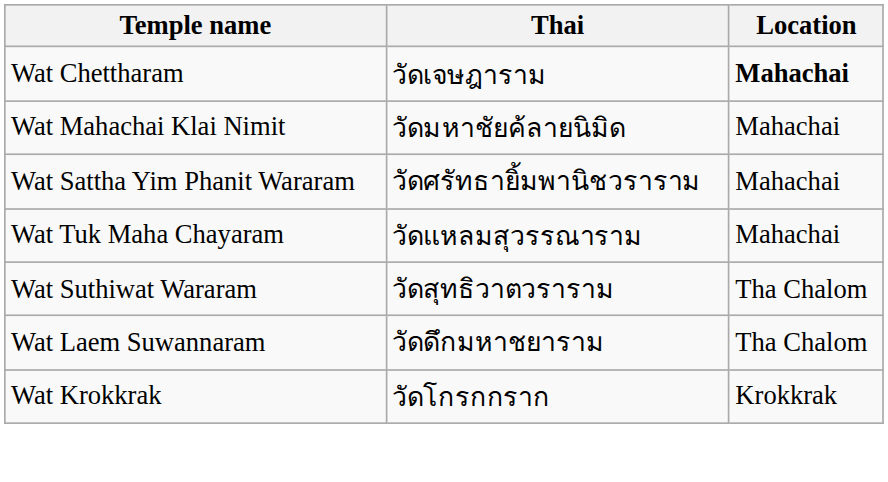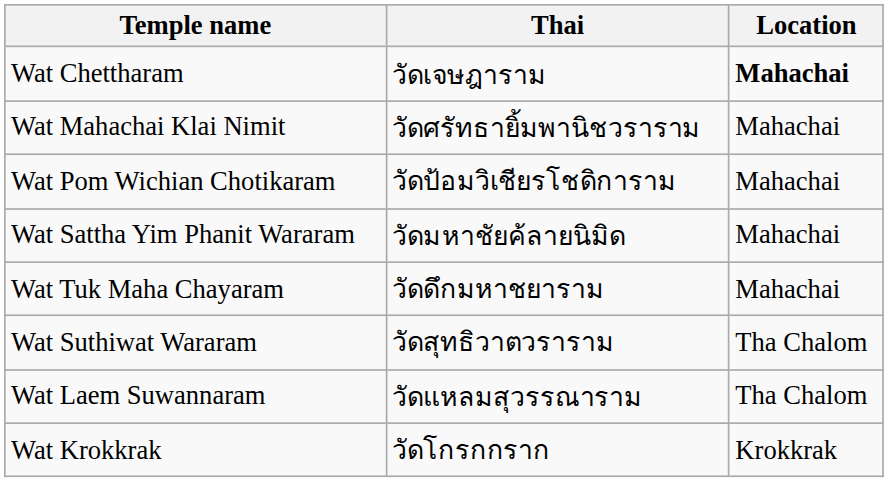(509, 128) วัดมหาชัยค้ลายนิมิด -> (546, 128) วัดศรัทธายิ้มพานิชวราราม
+ row: (173, 180)
(546, 181) วัดศรัทธายิ้มพานิชวราราม -> (509, 235) วัดมหาชัยค้ลายนิมิด
(517, 235) วัดแหลมสุวรรณาราม -> (498, 289) วัดดึกมหาชยาราม
(498, 343) วัดดึกมหาชยาราม -> (517, 396) วัดแหลมสุวรรณาราม
